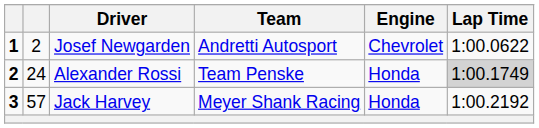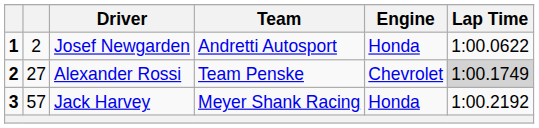(406, 46) Chevrolet -> (394, 46) Honda
(36, 74) 24 -> (36, 74) 27
(394, 74) Honda -> (406, 74) Chevrolet
